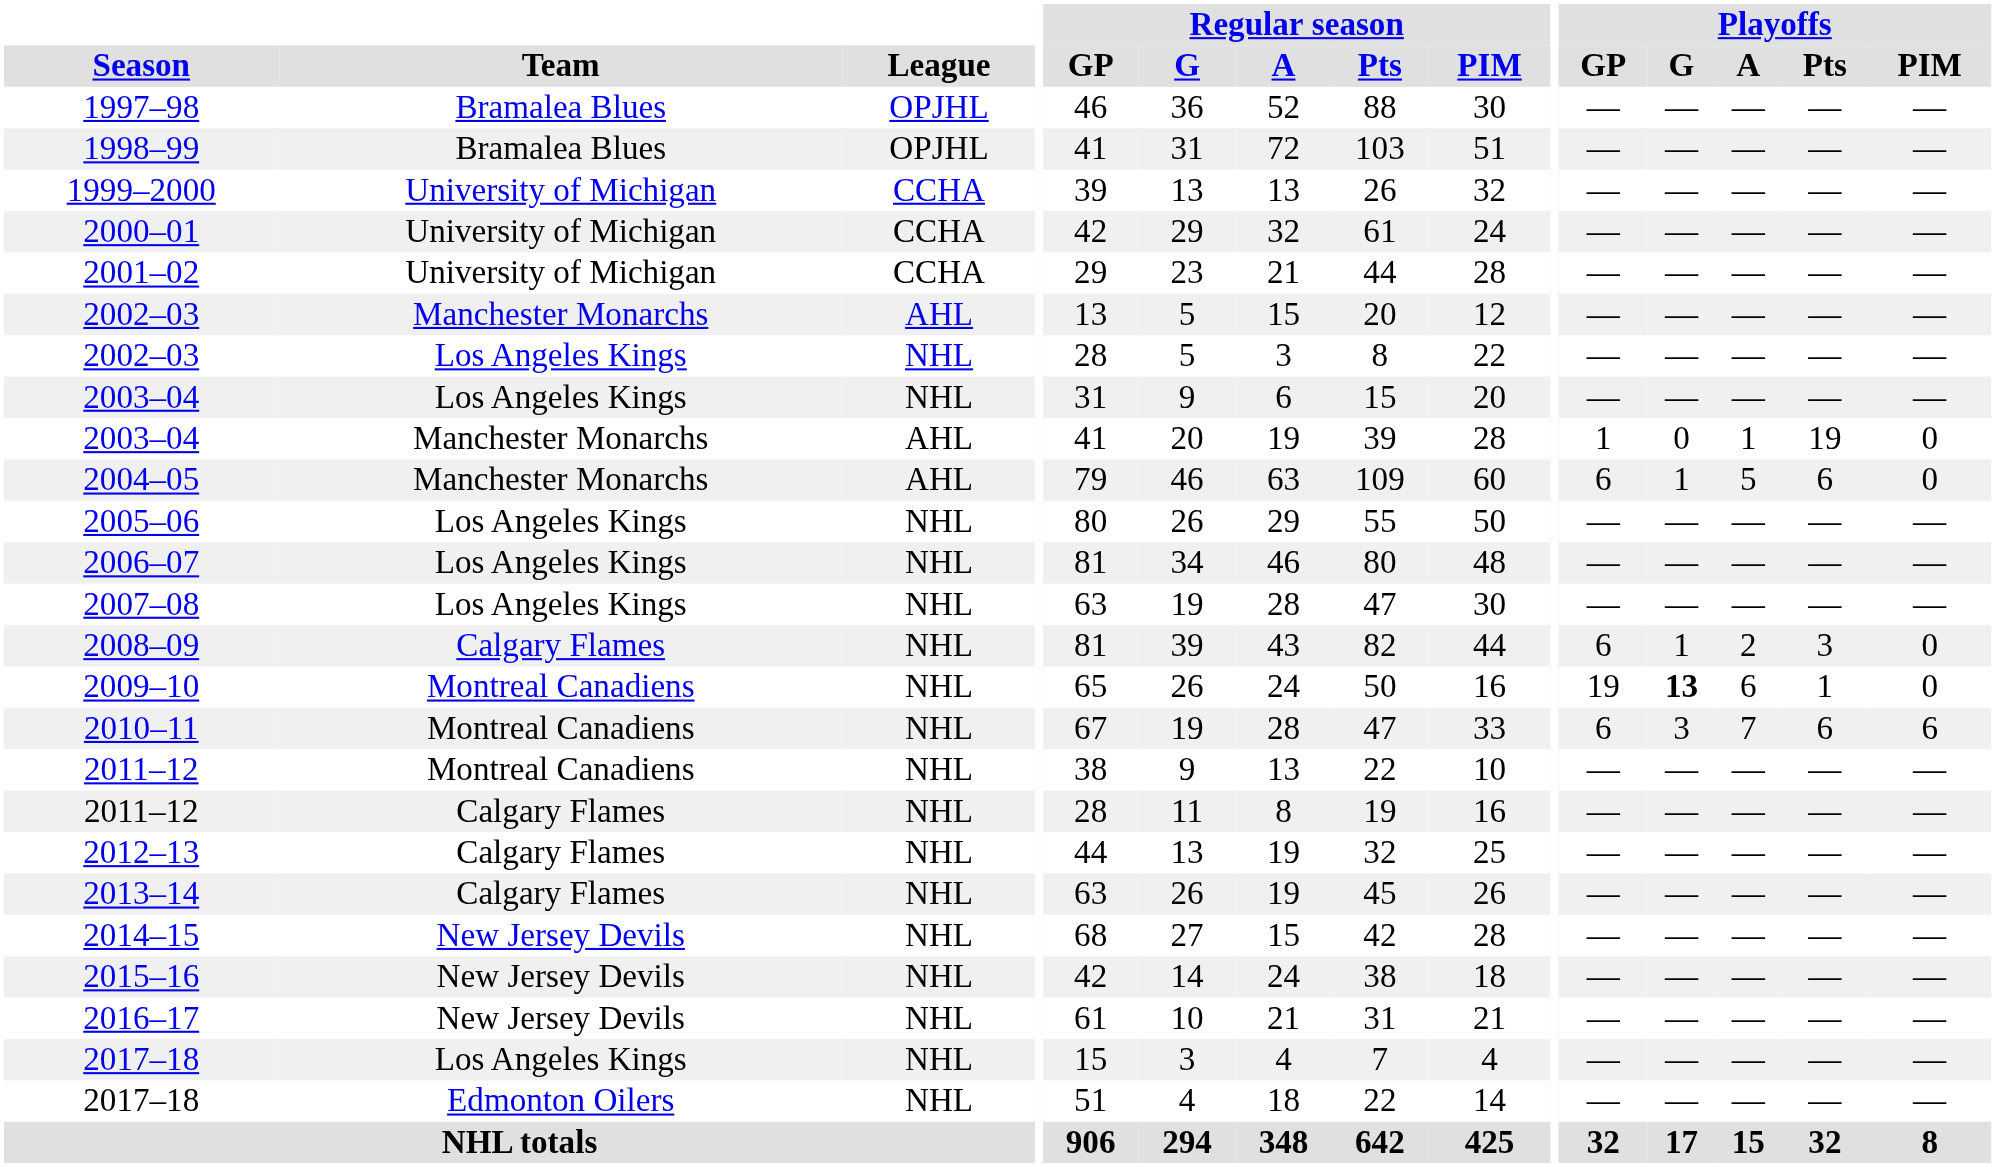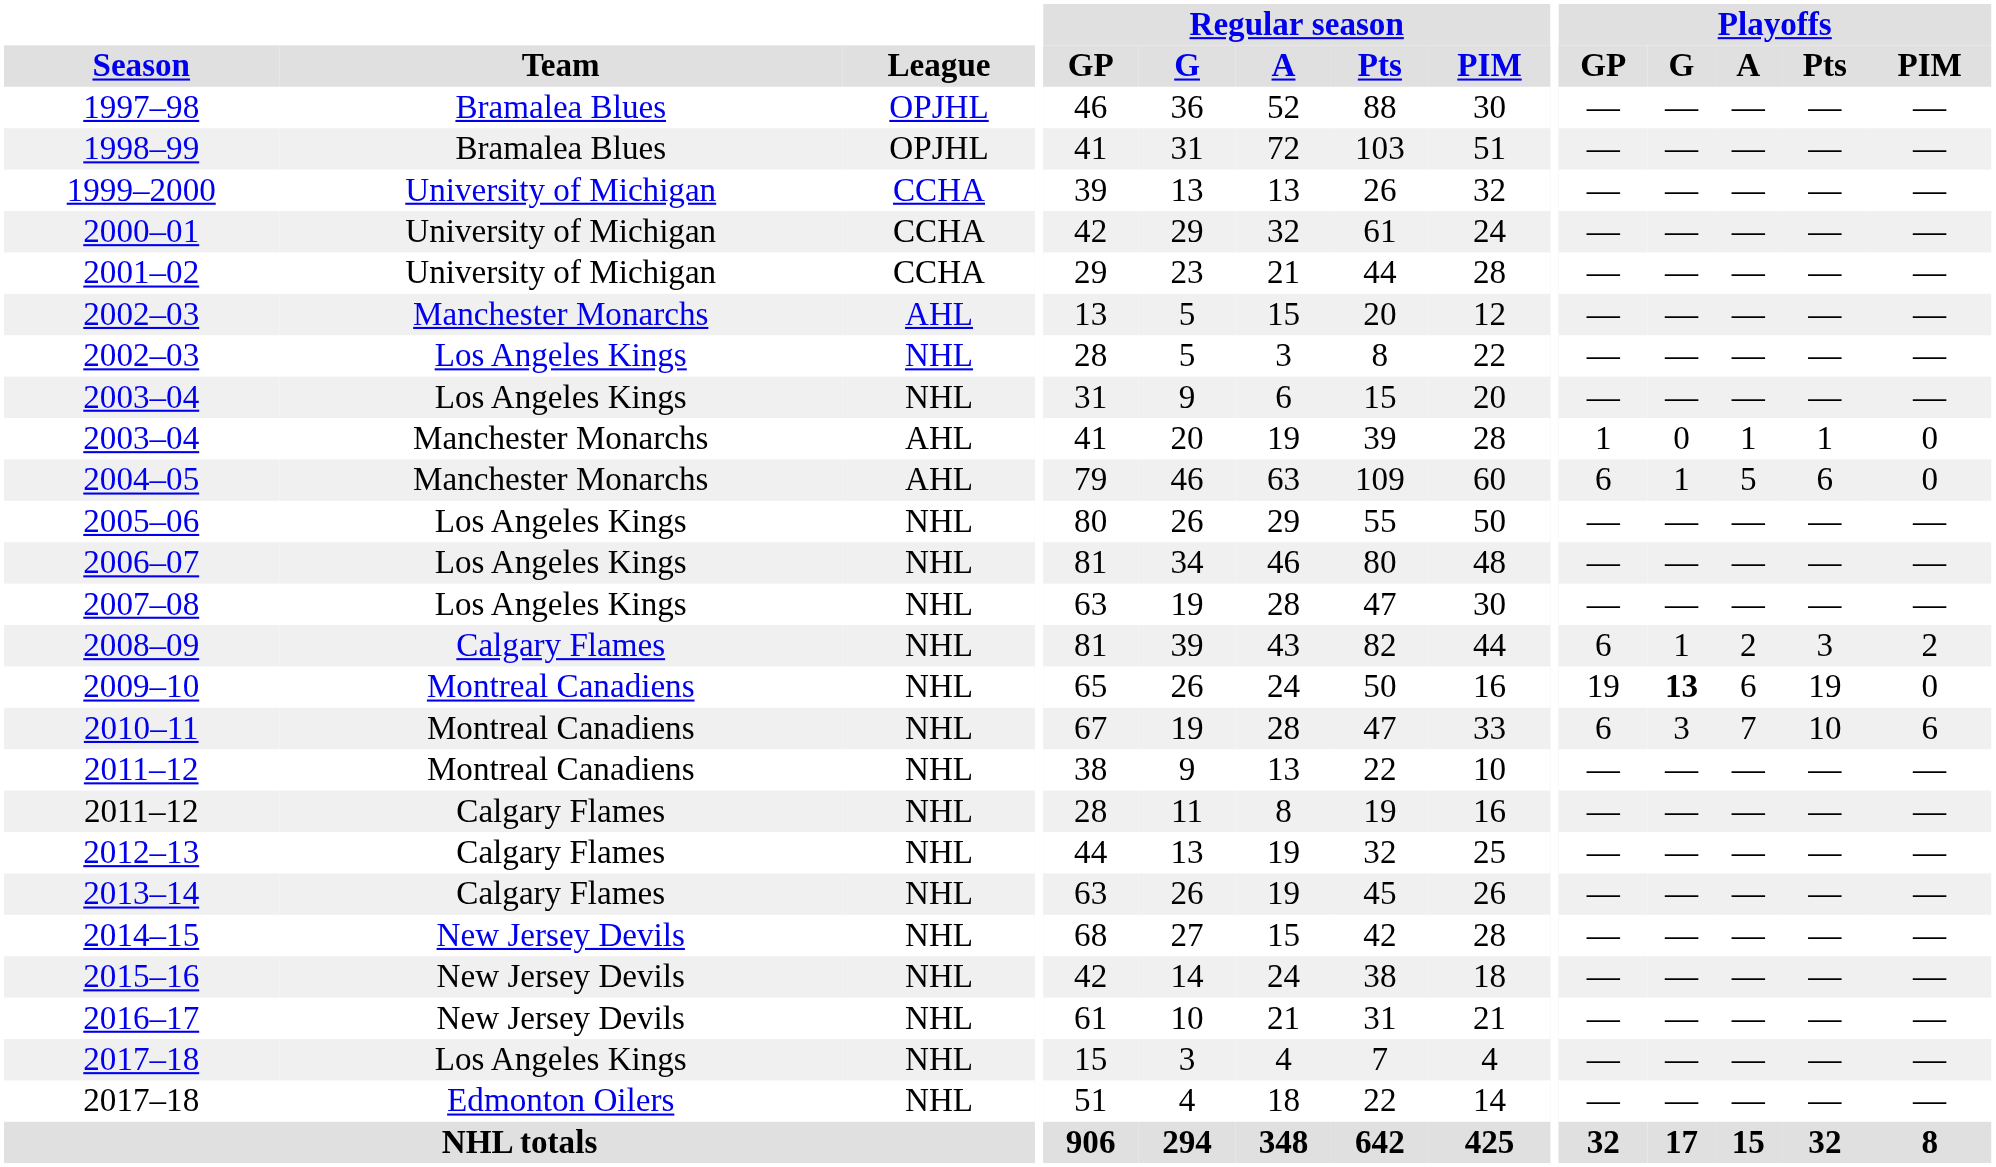(1825, 438) 19 -> (1825, 438) 1
(1930, 645) 0 -> (1930, 645) 2
(1825, 686) 1 -> (1825, 686) 19
(1825, 727) 6 -> (1825, 727) 10
